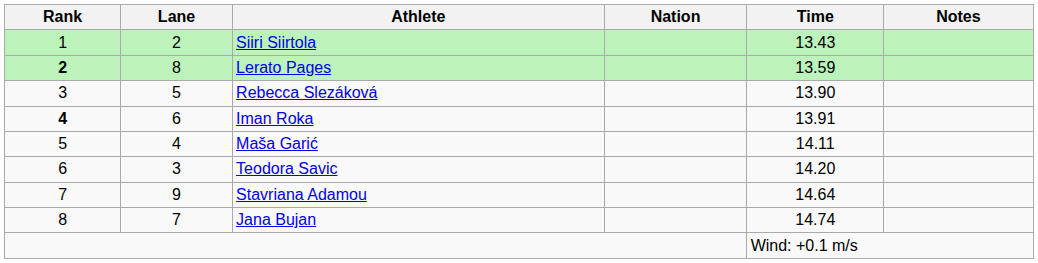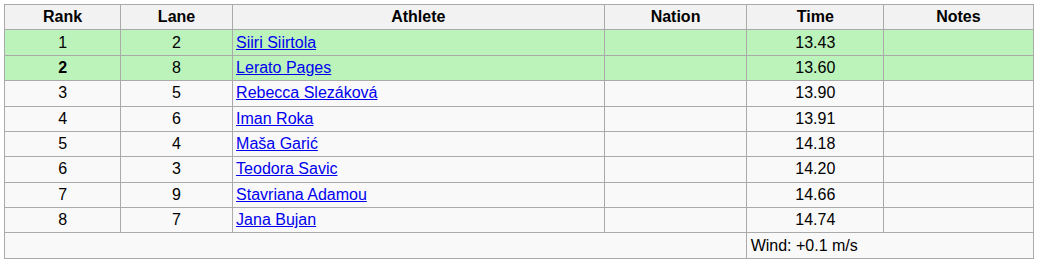(815, 67) 13.59 -> (815, 67) 13.60
(63, 118) bold -> (63, 118) normal
(815, 144) 14.11 -> (815, 144) 14.18
(815, 194) 14.64 -> (815, 194) 14.66
